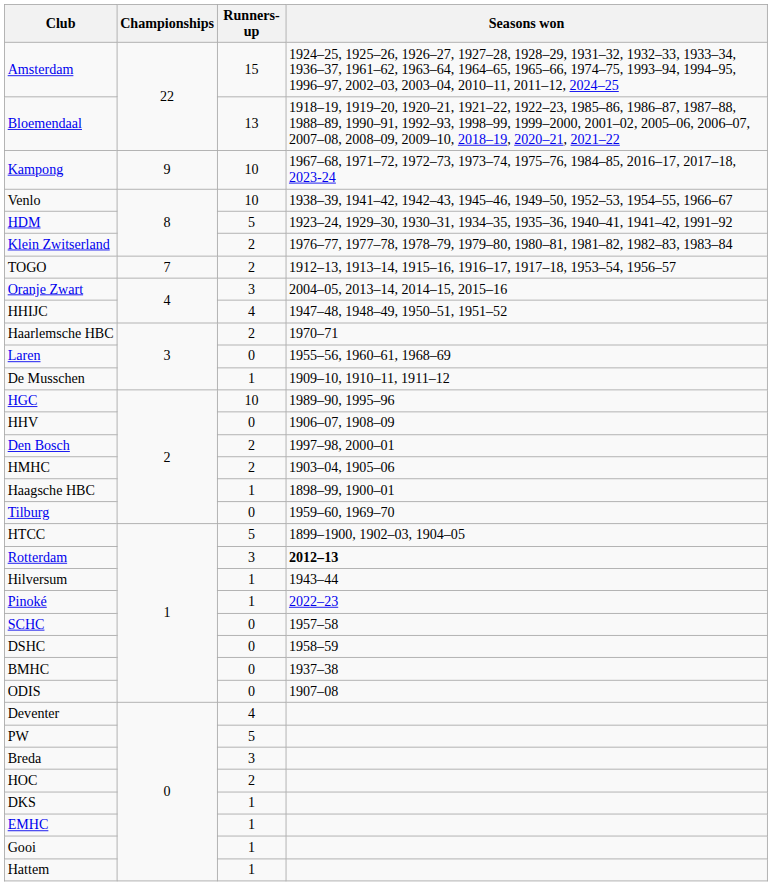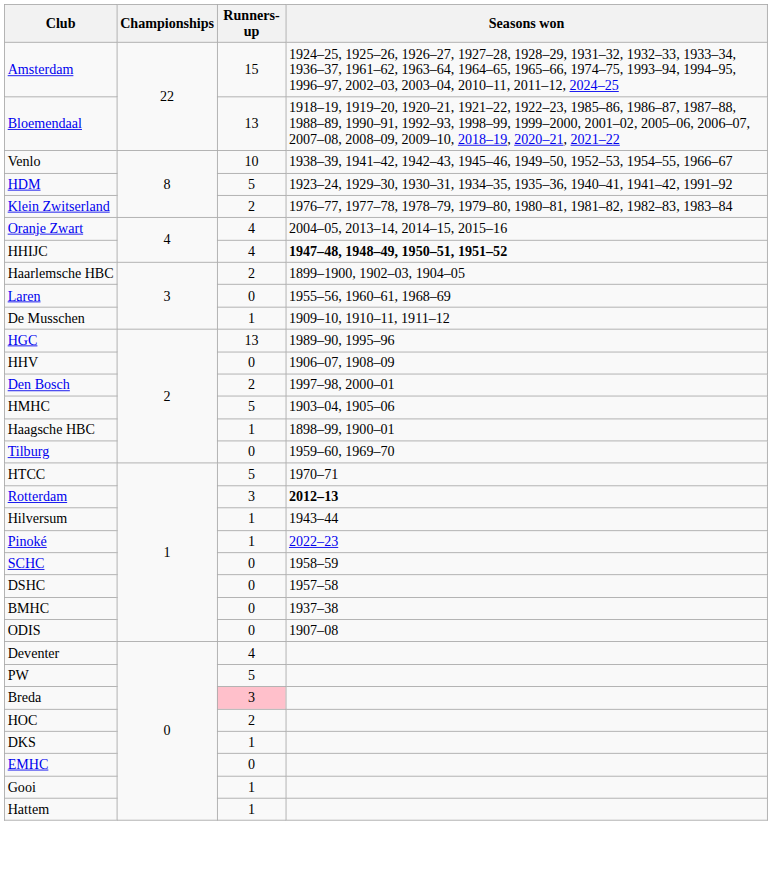- row: (35, 169)
- row: (27, 267)
(251, 289) 3 -> (251, 228) 4
(398, 311) normal -> (398, 251) bold
(314, 334) 1970–71 -> (377, 273) 1899–1900, 1902–03, 1904–05
(251, 400) 10 -> (251, 340) 13
(251, 467) 2 -> (251, 407) 5
(377, 534) 1899–1900, 1902–03, 1904–05 -> (314, 474) 1970–71
(314, 624) 1957–58 -> (314, 563) 1958–59
(314, 646) 1958–59 -> (314, 586) 1957–58
(251, 758) no background -> (251, 697) pink background
(251, 825) 1 -> (251, 764) 0
